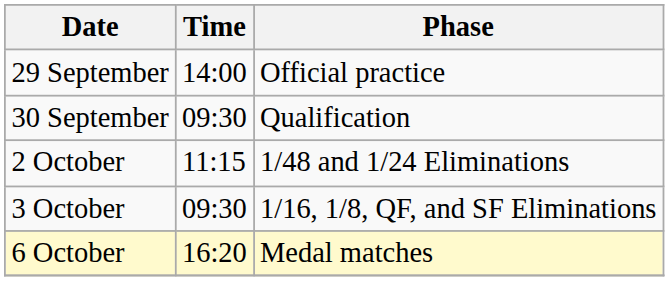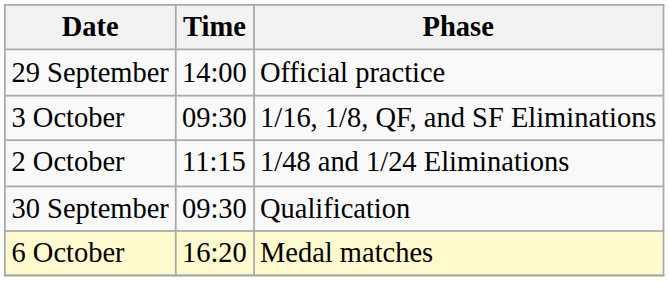rows swapped: (90, 117) <-> (68, 207)
